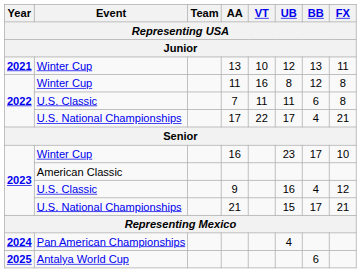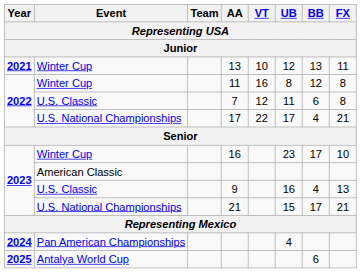(262, 101) 11 -> (262, 101) 12
(343, 189) 12 -> (343, 189) 13
